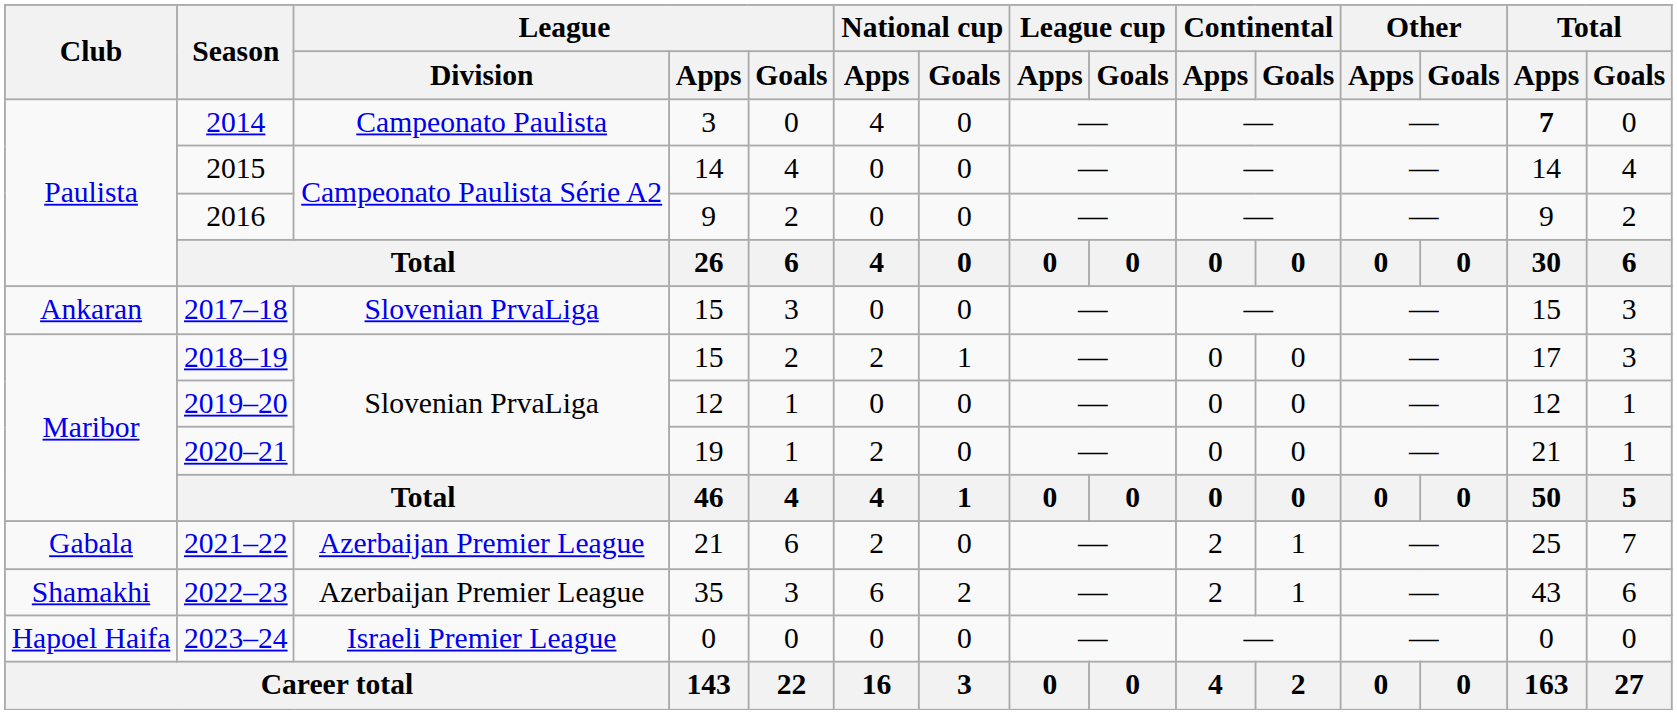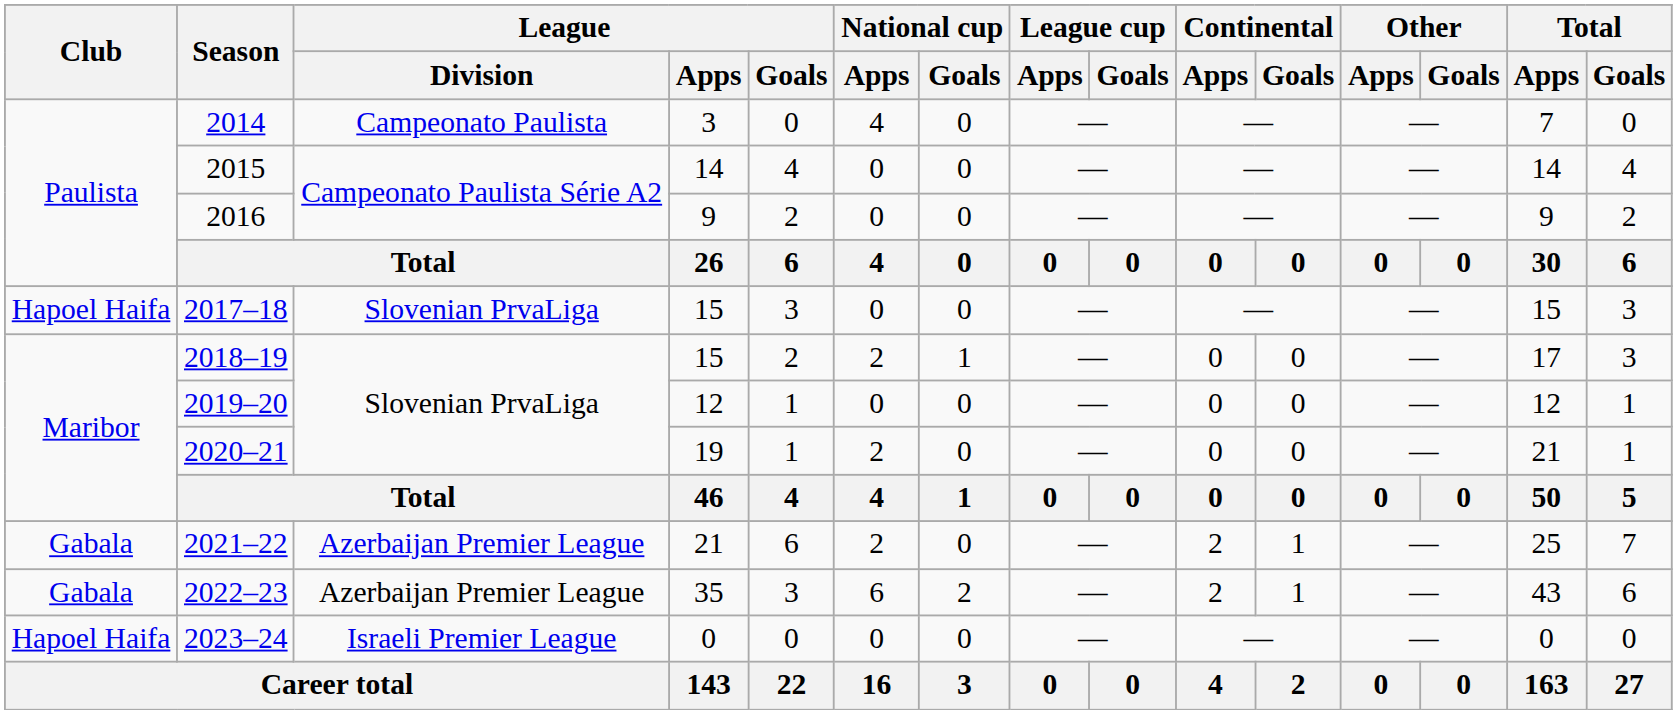(1546, 121) bold -> (1546, 121) normal
(91, 309) Ankaran -> (91, 309) Hapoel Haifa
(91, 591) Shamakhi -> (91, 591) Gabala
